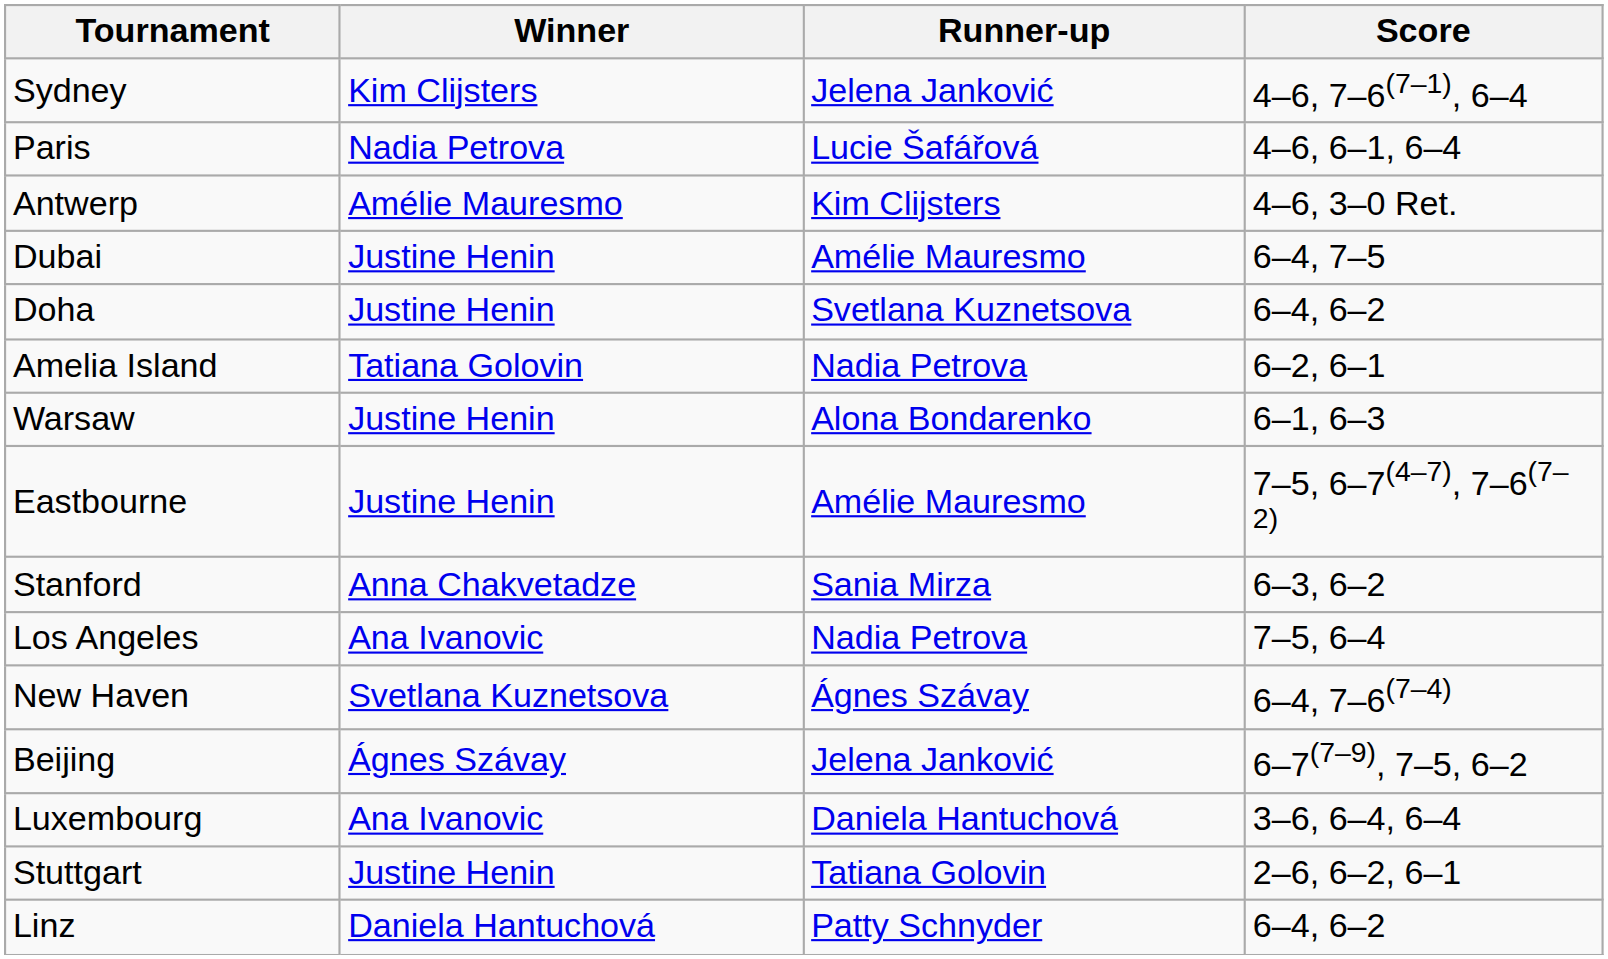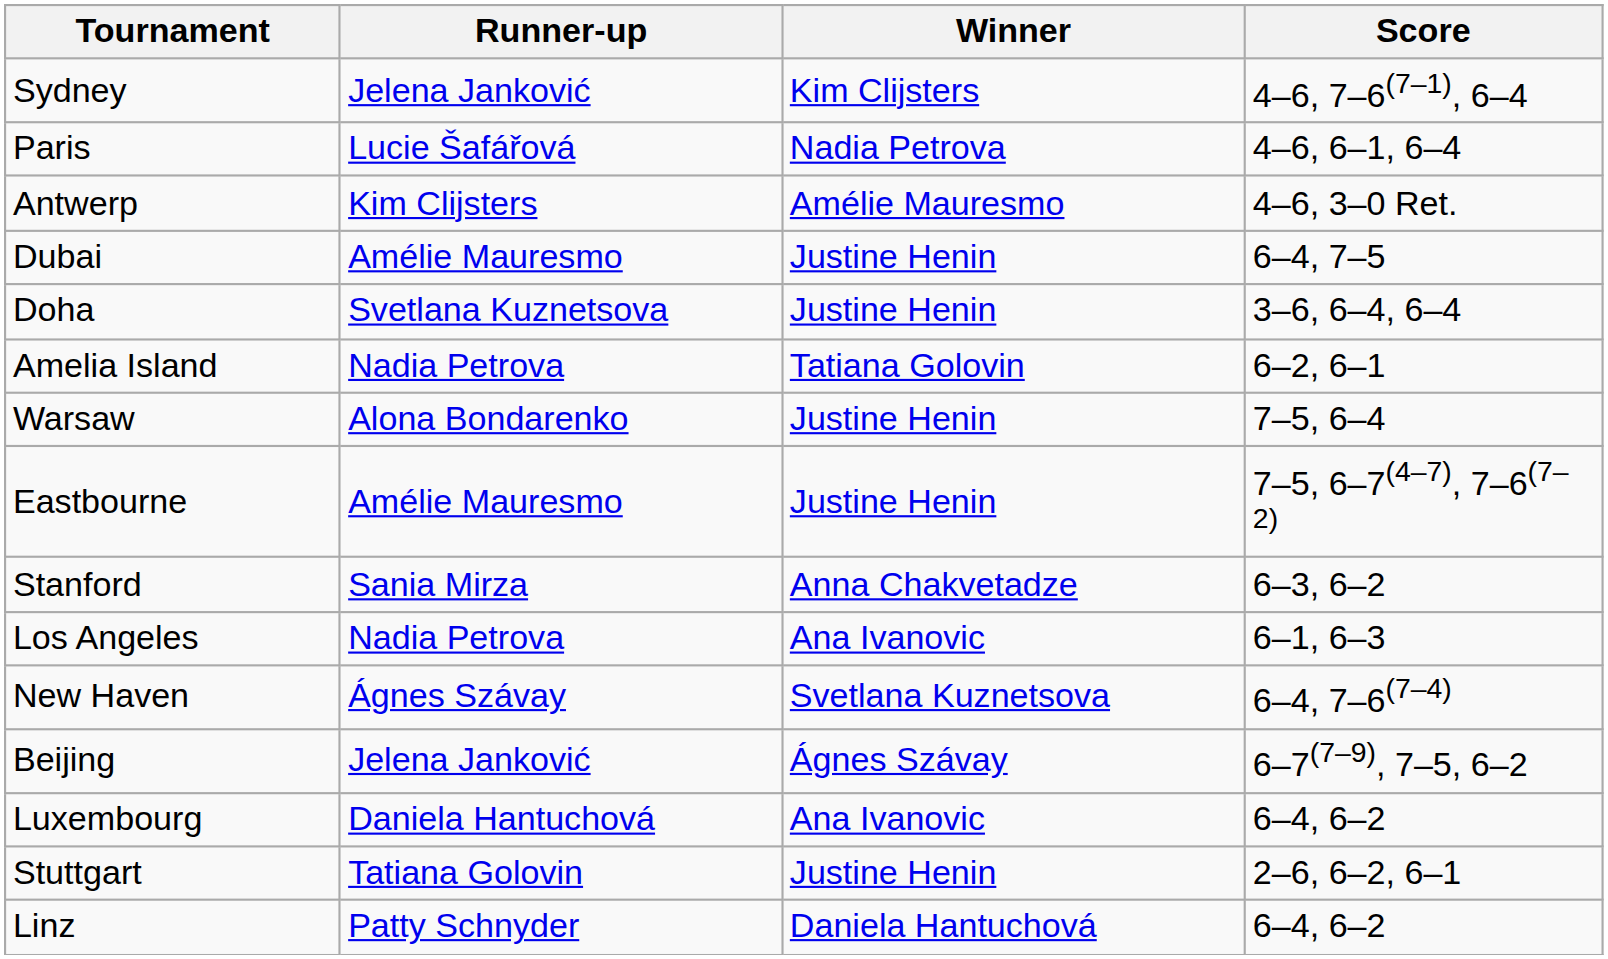columns swapped: (572, 31) <-> (1024, 31)
(1319, 310) 6–4, 6–2 -> (1357, 310) 3–6, 6–4, 6–4
(1319, 419) 6–1, 6–3 -> (1319, 419) 7–5, 6–4
(1319, 638) 7–5, 6–4 -> (1319, 638) 6–1, 6–3
(1357, 818) 3–6, 6–4, 6–4 -> (1319, 818) 6–4, 6–2
